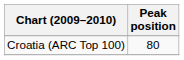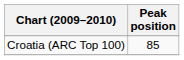(153, 45) 80 -> (153, 45) 85
